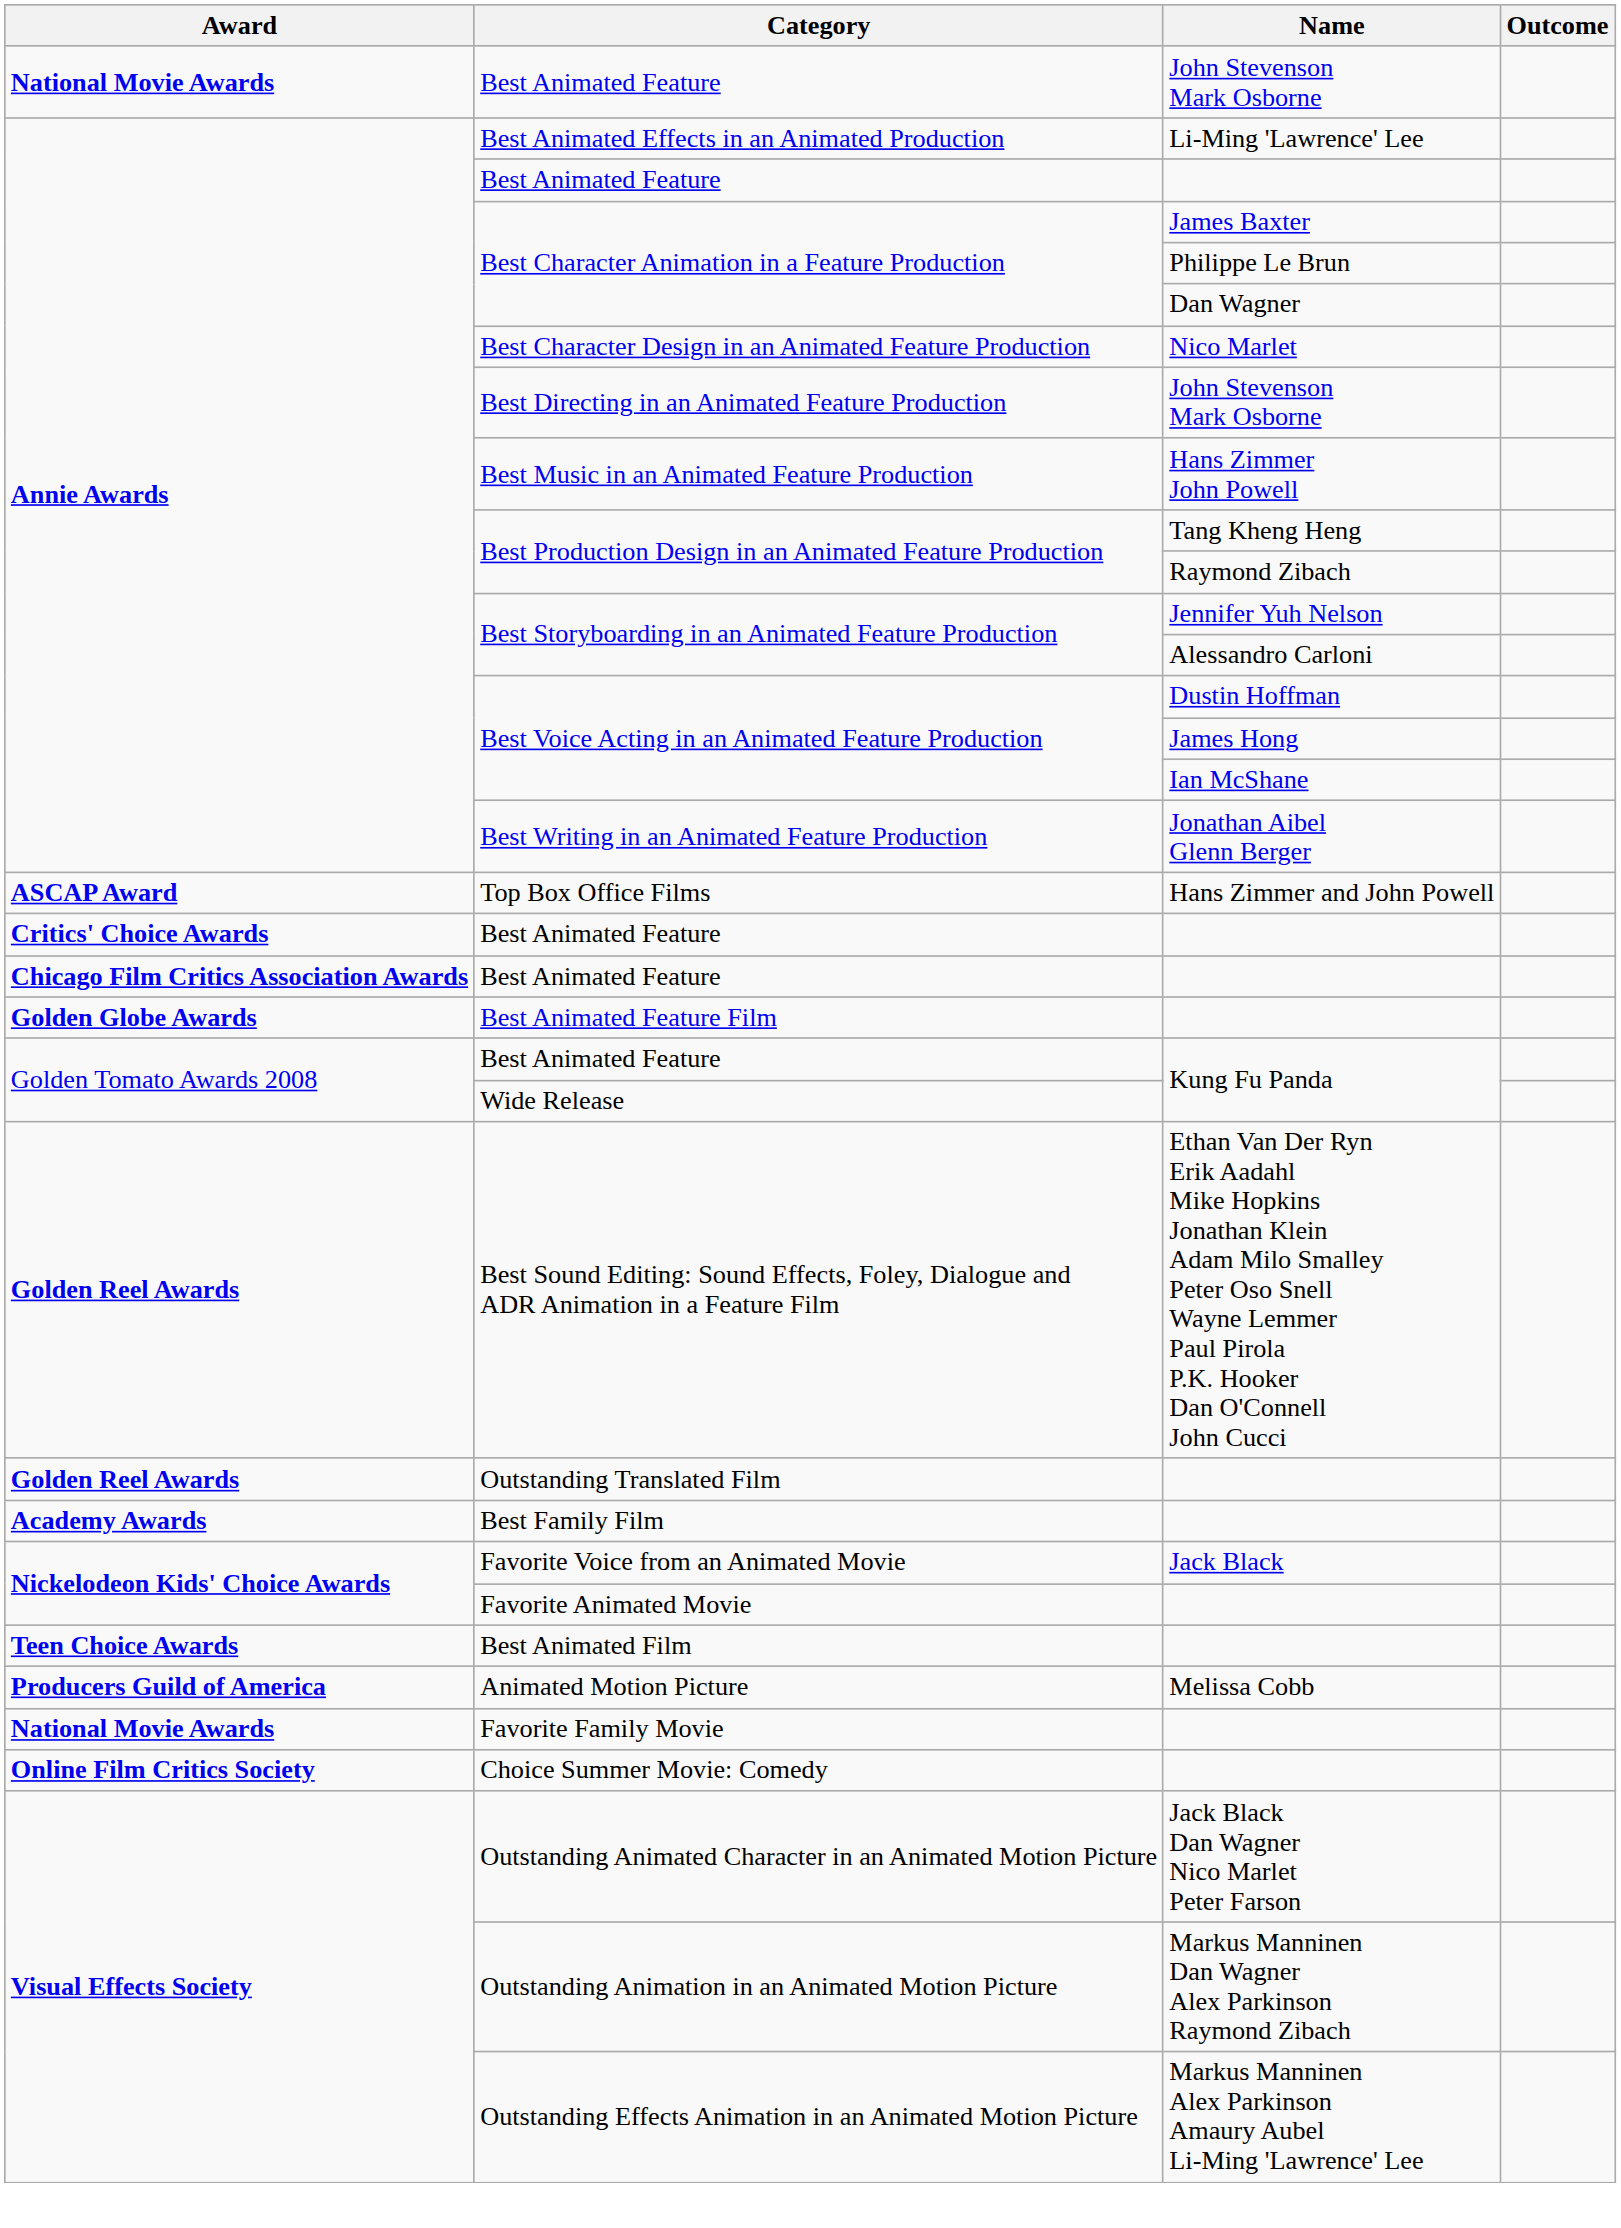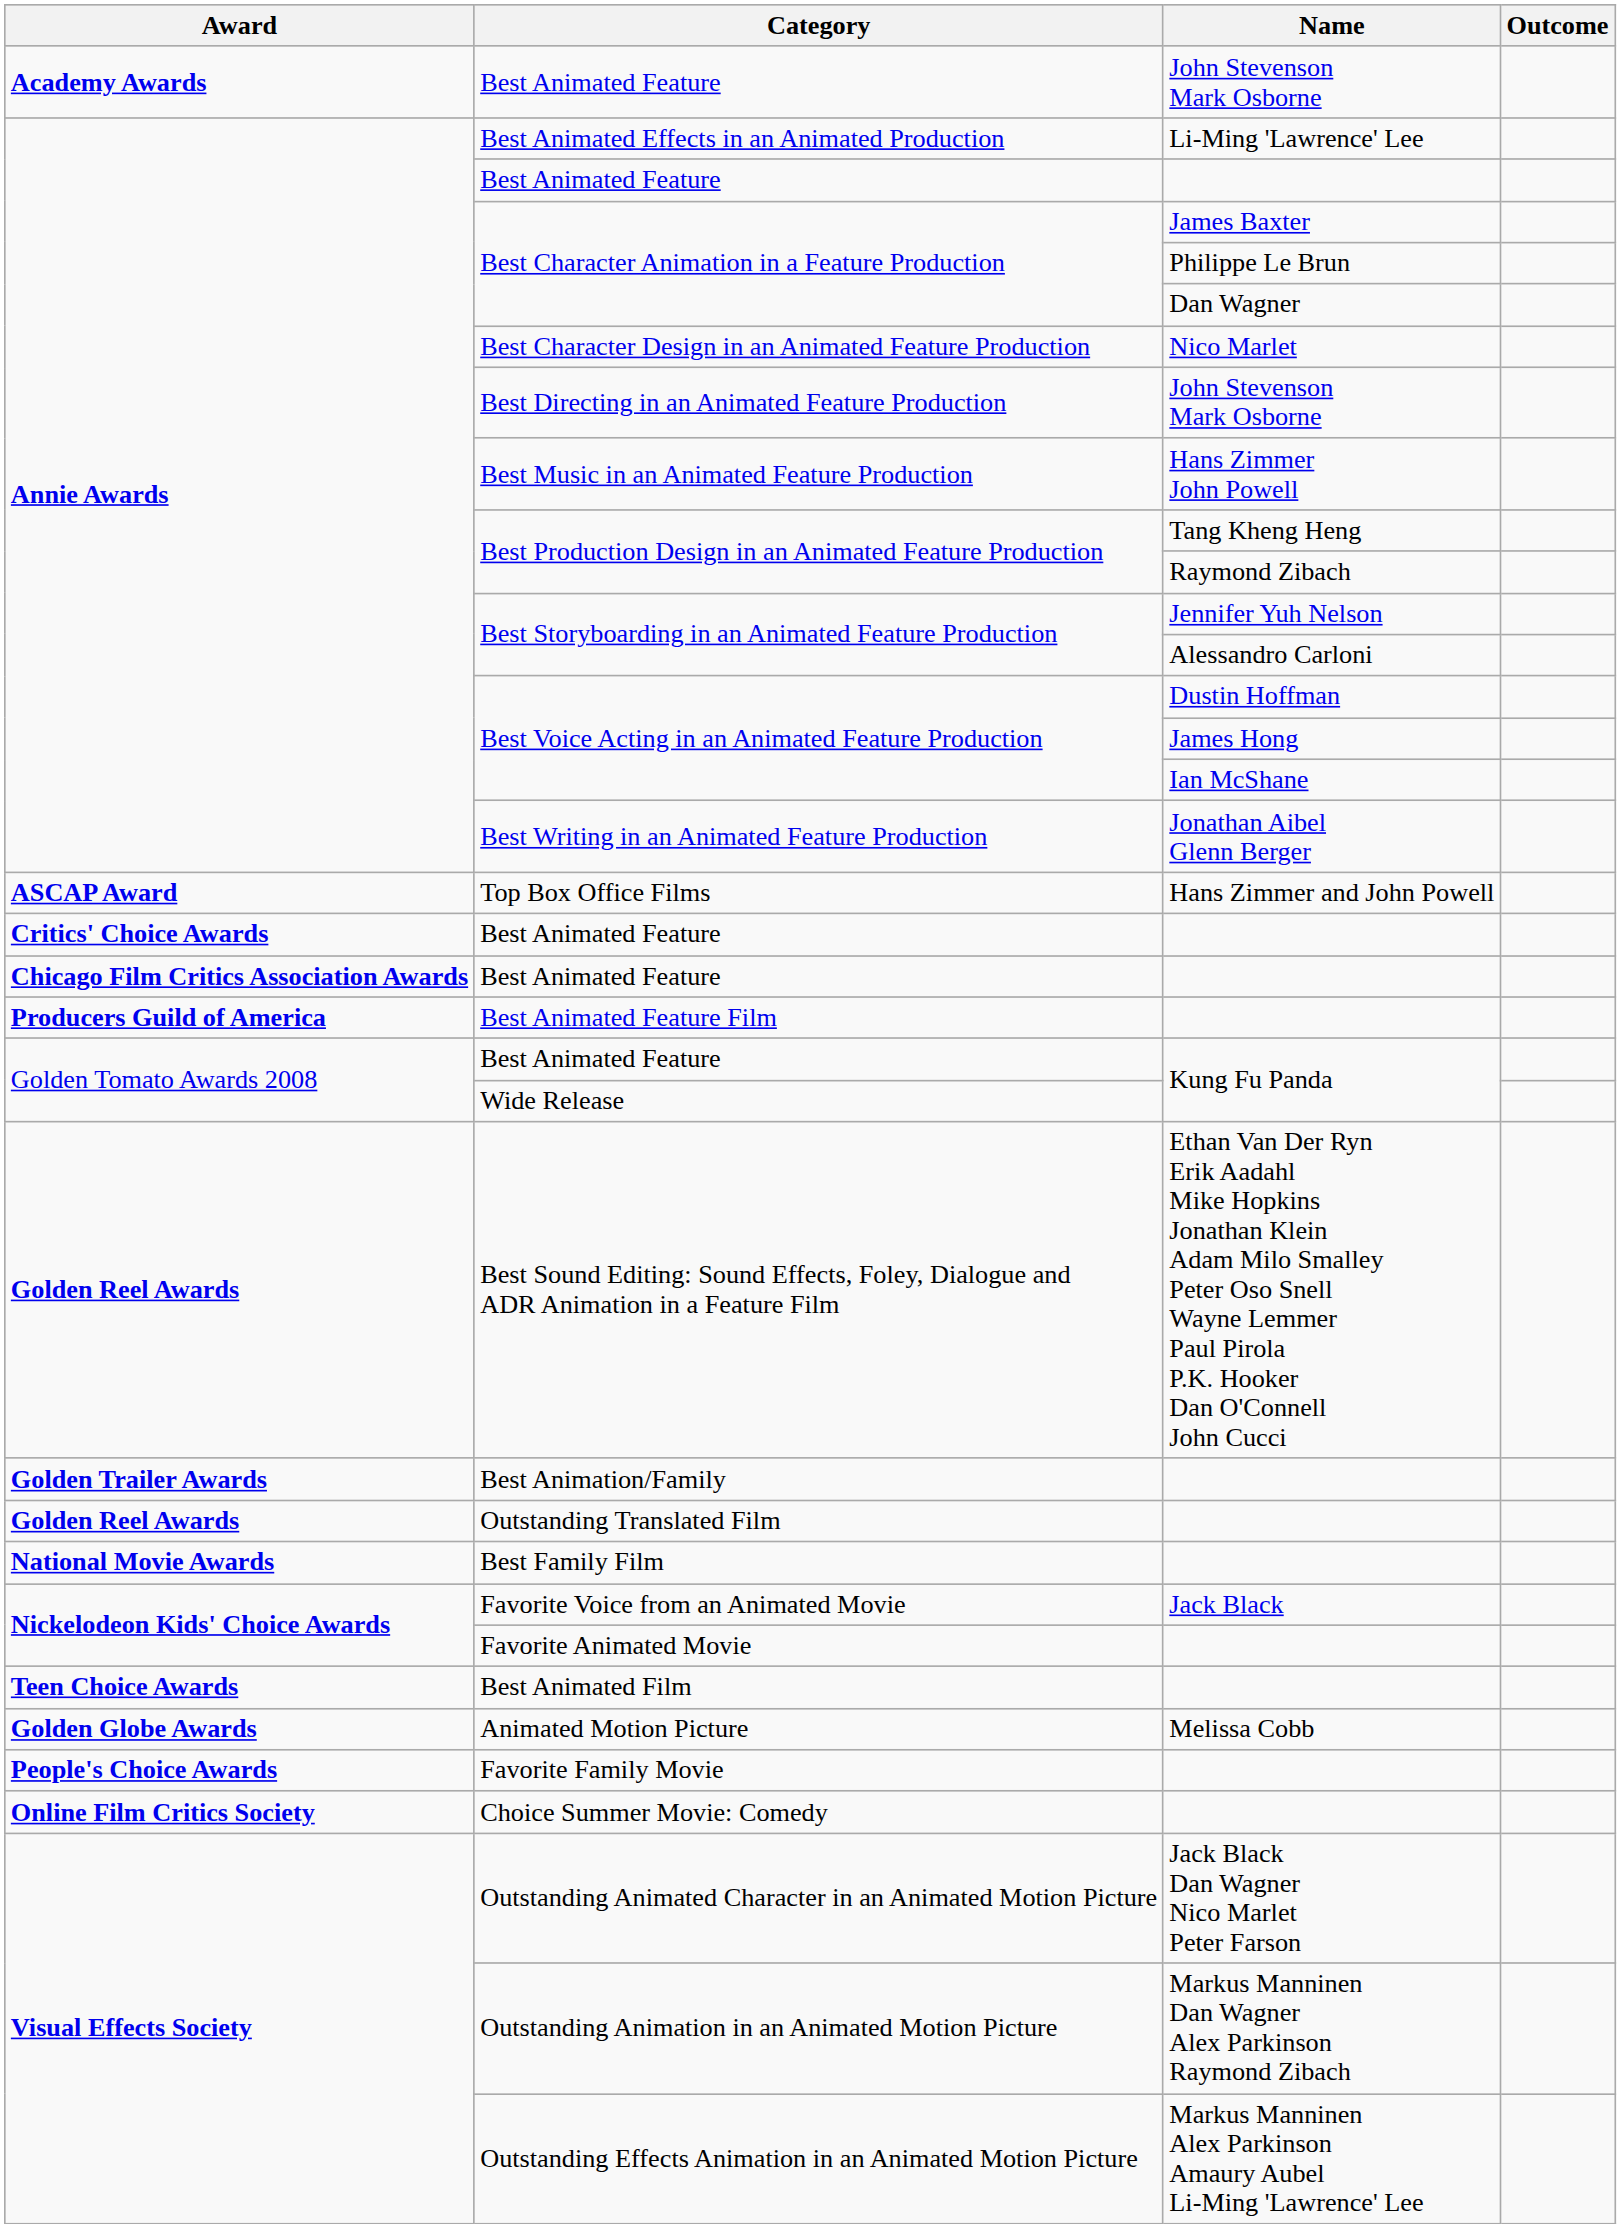(143, 81) National Movie Awards -> (109, 81) Academy Awards
(134, 1017) Golden Globe Awards -> (168, 1017) Producers Guild of America
+ row: (603, 1478)
(109, 1520) Academy Awards -> (143, 1562) National Movie Awards
(168, 1687) Producers Guild of America -> (134, 1728) Golden Globe Awards
(143, 1728) National Movie Awards -> (144, 1770) People's Choice Awards
